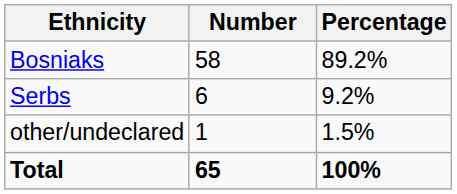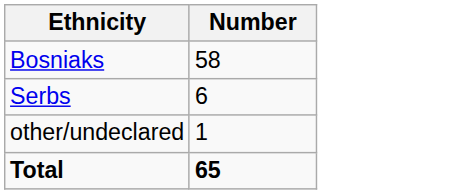- column: (384, 22)
